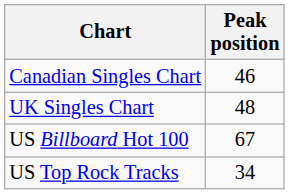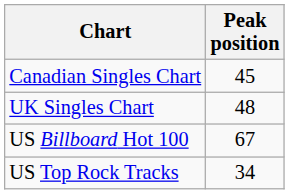(245, 75) 46 -> (245, 75) 45
